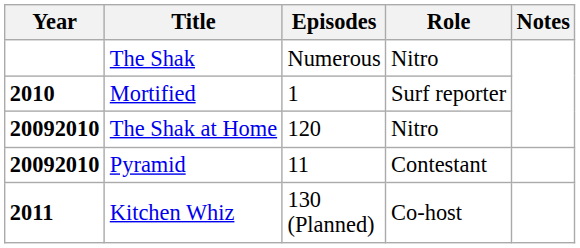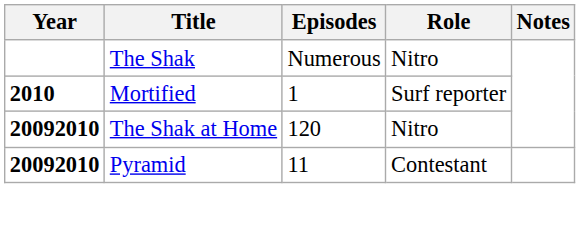- row: (172, 212)
